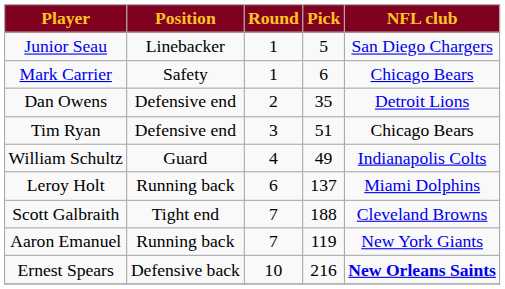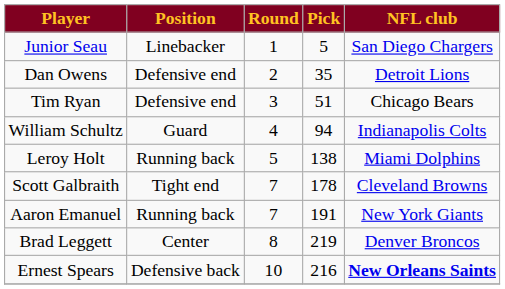- row: (66, 74)
(324, 158) 49 -> (324, 130) 94
(273, 185) 6 -> (273, 158) 5
(324, 185) 137 -> (324, 158) 138
(324, 213) 188 -> (324, 185) 178
(324, 241) 119 -> (324, 213) 191
+ row: (66, 241)
